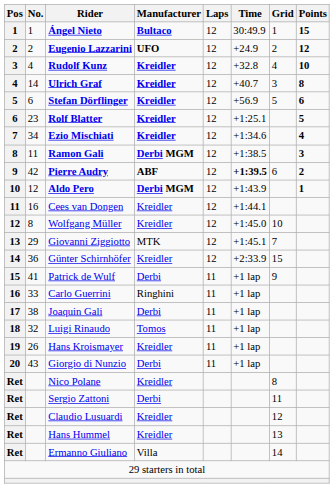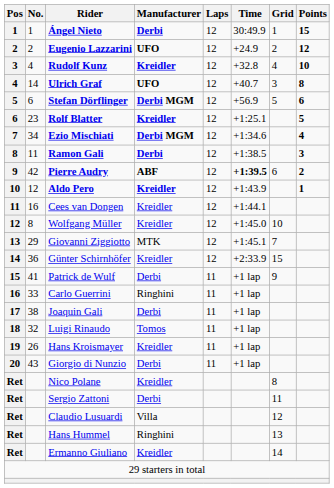(154, 31) Bultaco -> (150, 31) Derbi
(156, 83) Kreidler -> (148, 83) UFO
(156, 101) Kreidler -> (165, 101) Derbi MGM
(156, 136) Kreidler -> (165, 136) Derbi MGM
(165, 153) Derbi MGM -> (150, 153) Derbi
(165, 188) Derbi MGM -> (156, 188) Kreidler
(155, 416) Kreidler -> (147, 416) Villa
(155, 434) Kreidler -> (155, 434) Ringhini
(147, 452) Villa -> (155, 452) Kreidler
